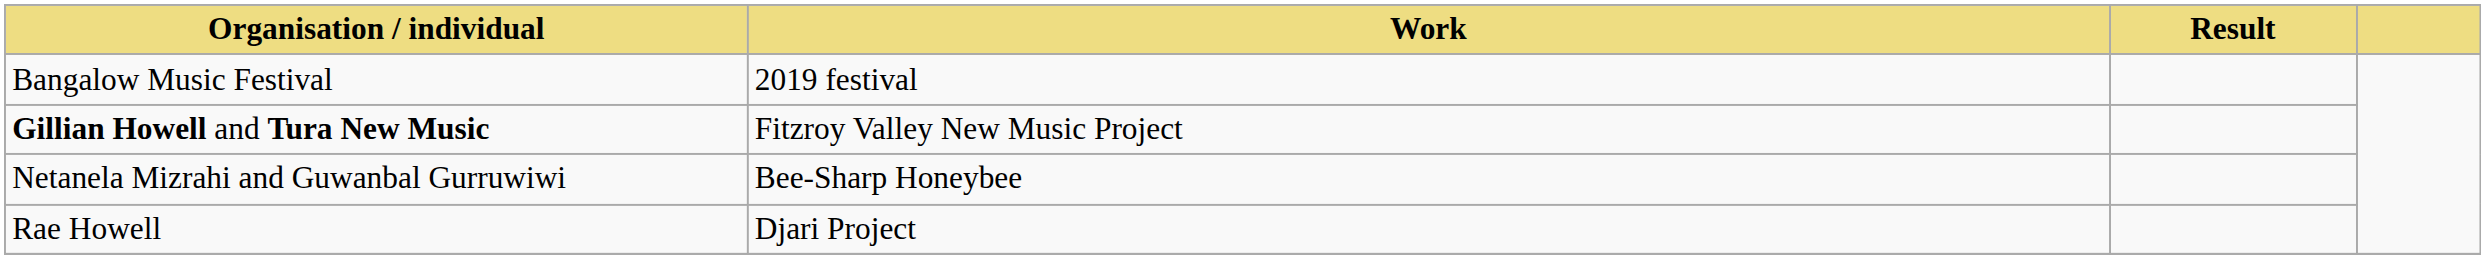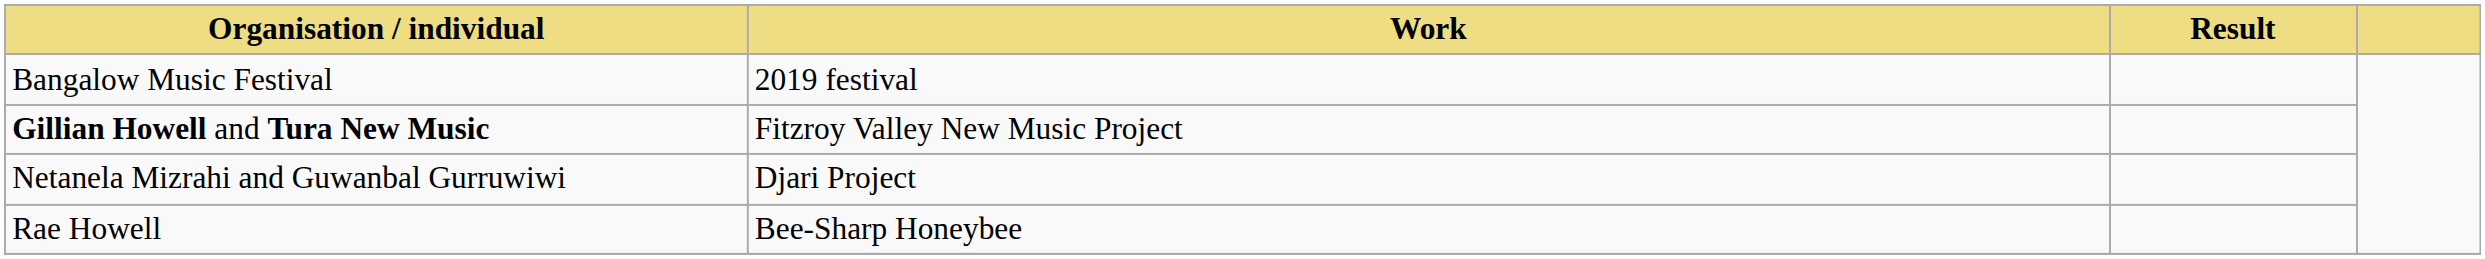(888, 178) Bee-Sharp Honeybee -> (835, 178) Djari Project
(835, 228) Djari Project -> (888, 228) Bee-Sharp Honeybee
